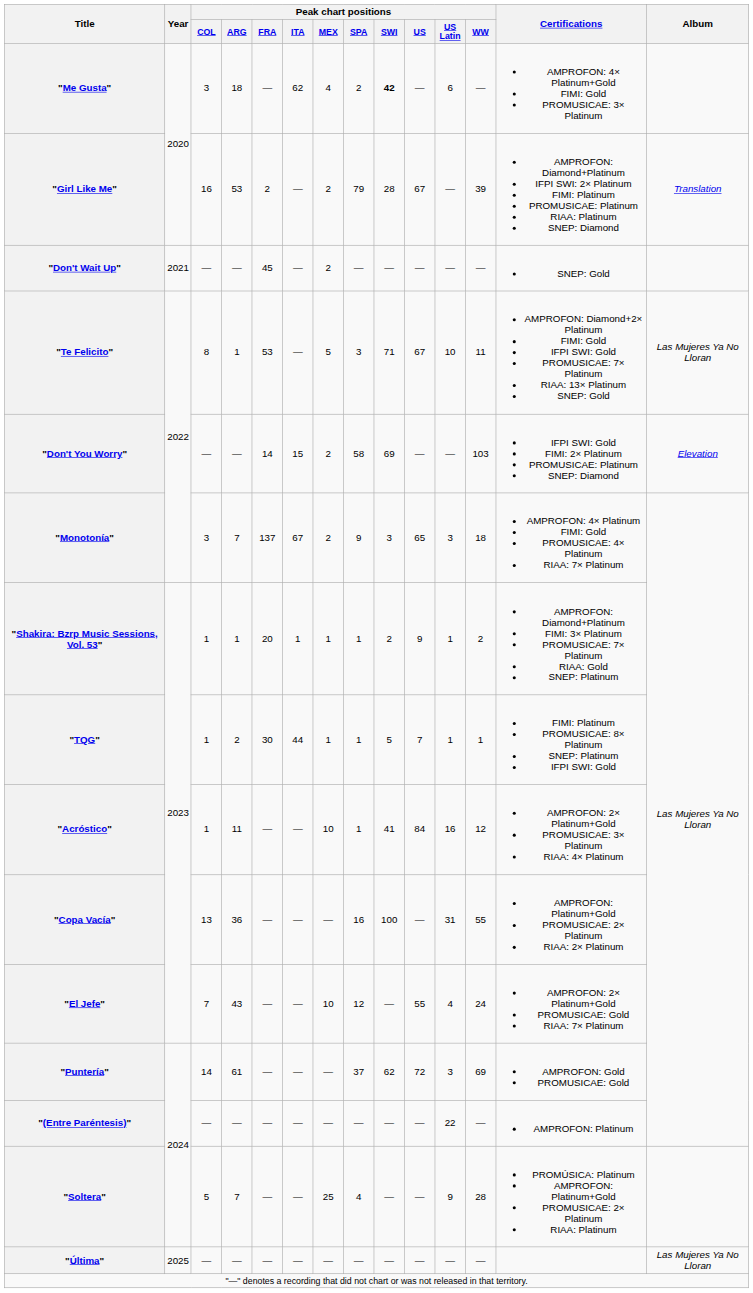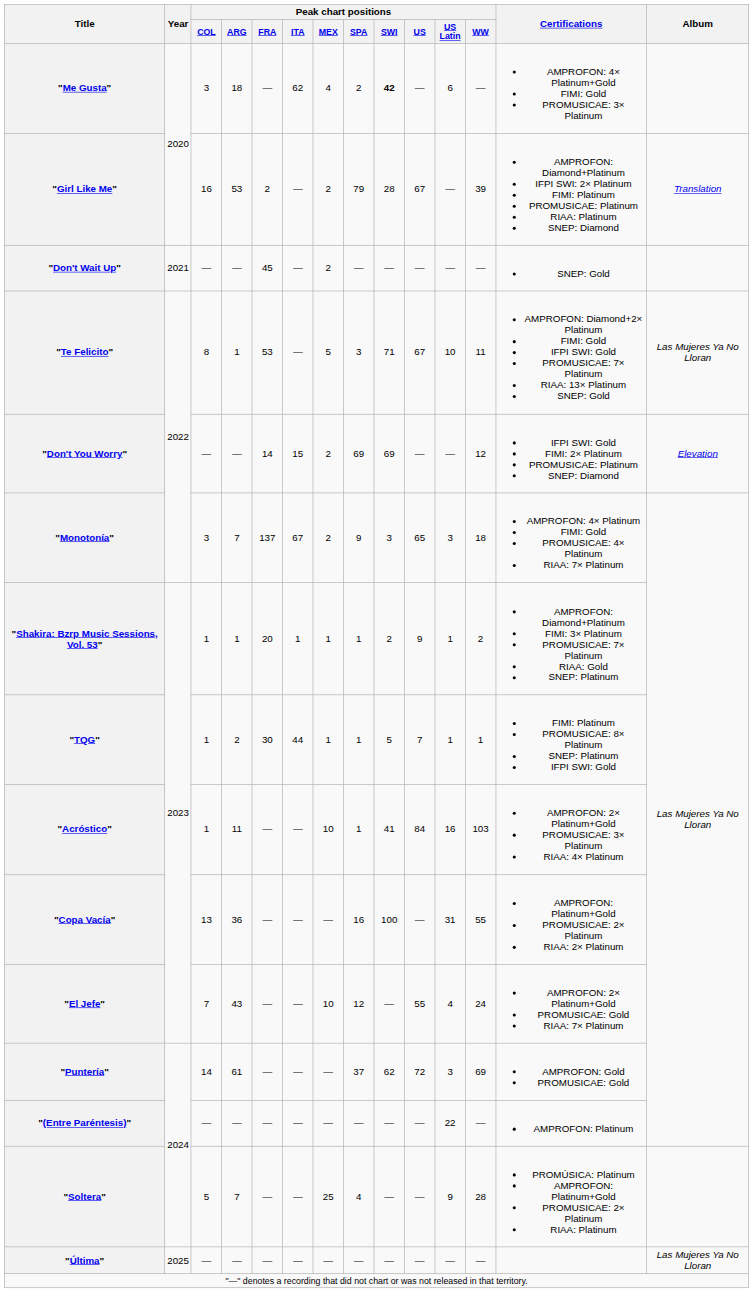(359, 453) 58 -> (359, 453) 69
(481, 453) 103 -> (481, 453) 12
(481, 829) 12 -> (481, 829) 103
